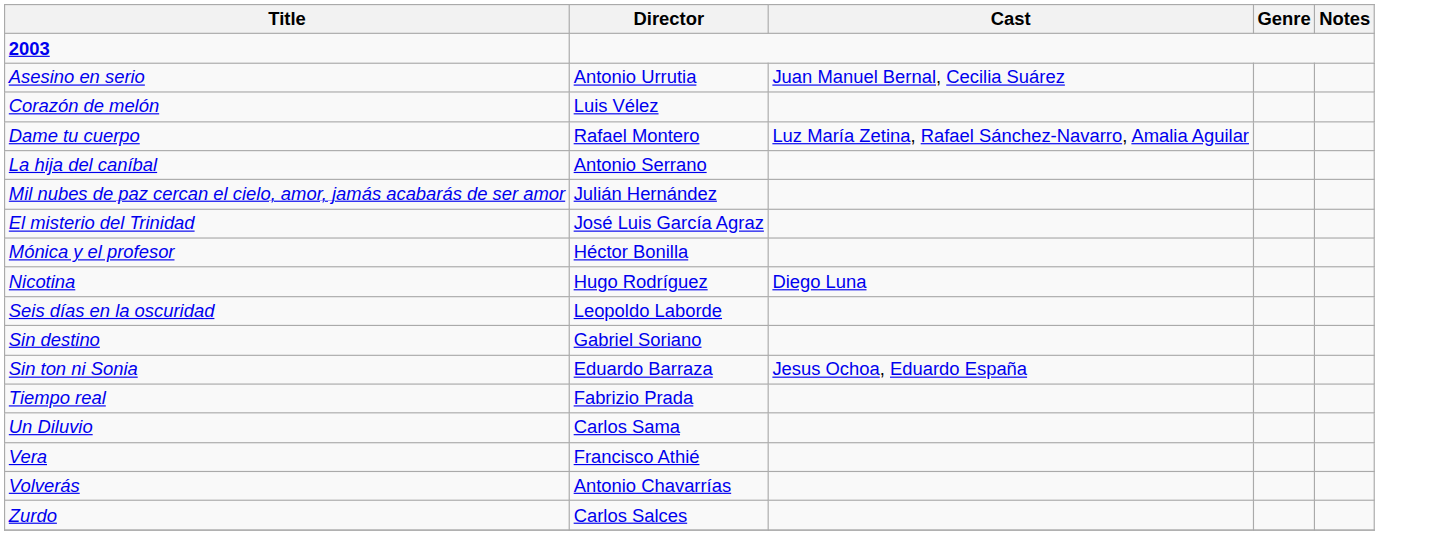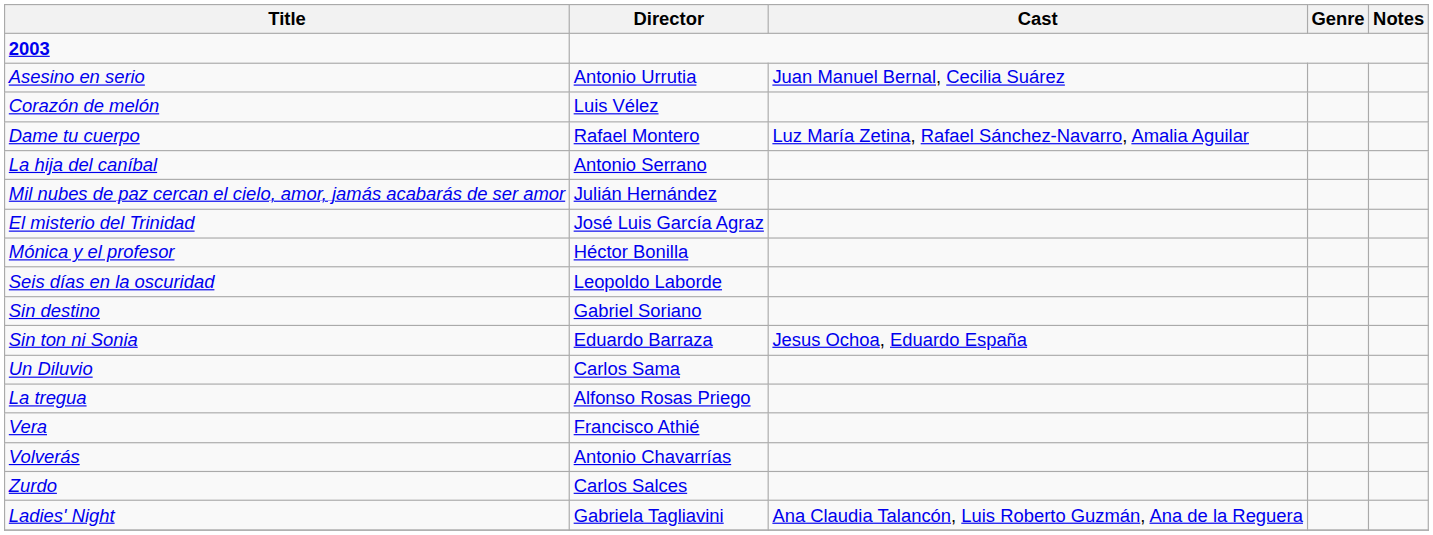- row: (42, 281)
- row: (57, 398)
+ row: (48, 398)
+ row: (62, 515)
